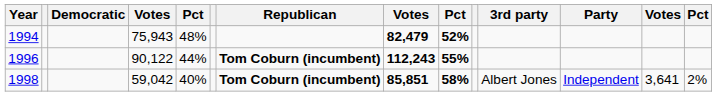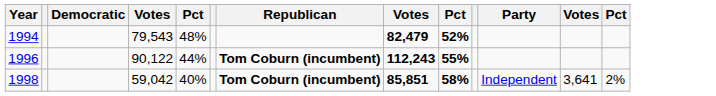- column: (519, 15)
(152, 36) 75,943 -> (152, 36) 79,543
